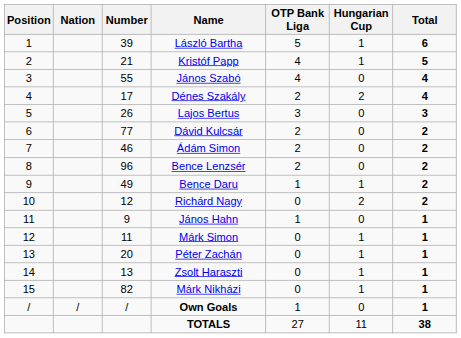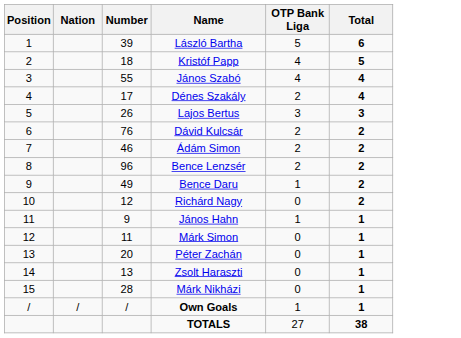- column: (361, 20)
(127, 61) 21 -> (127, 61) 18
(127, 131) 77 -> (127, 131) 76
(127, 289) 82 -> (127, 289) 28
